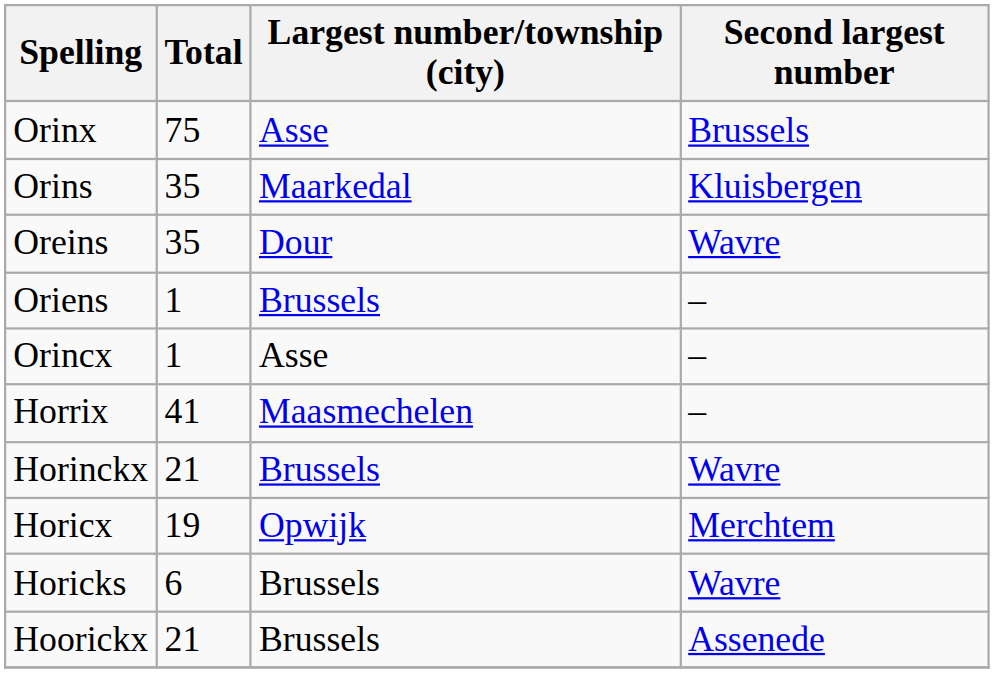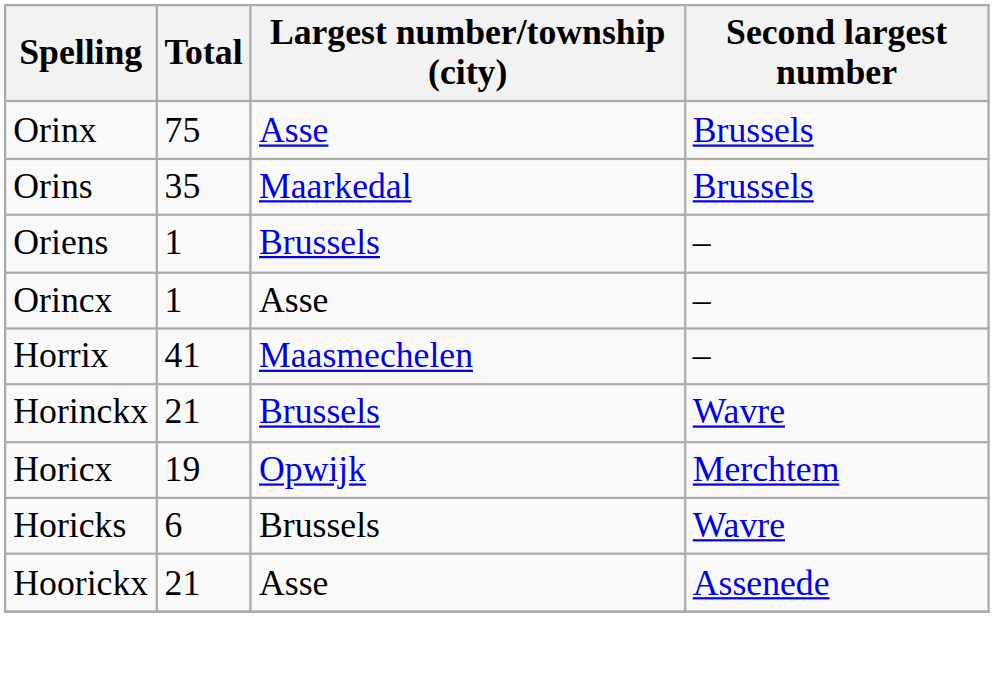(775, 186) Kluisbergen -> (753, 186) Brussels
- row: (61, 242)
(319, 638) Brussels -> (294, 582) Asse
